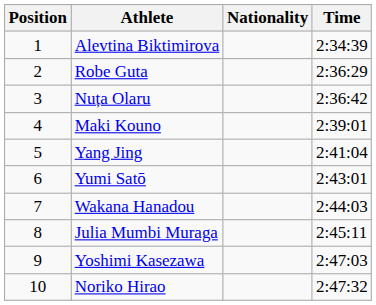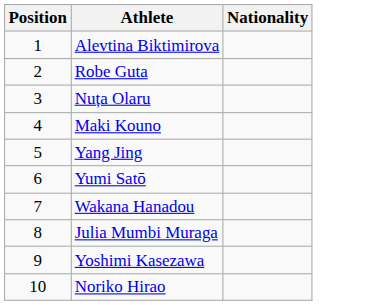- column: (342, 17)
